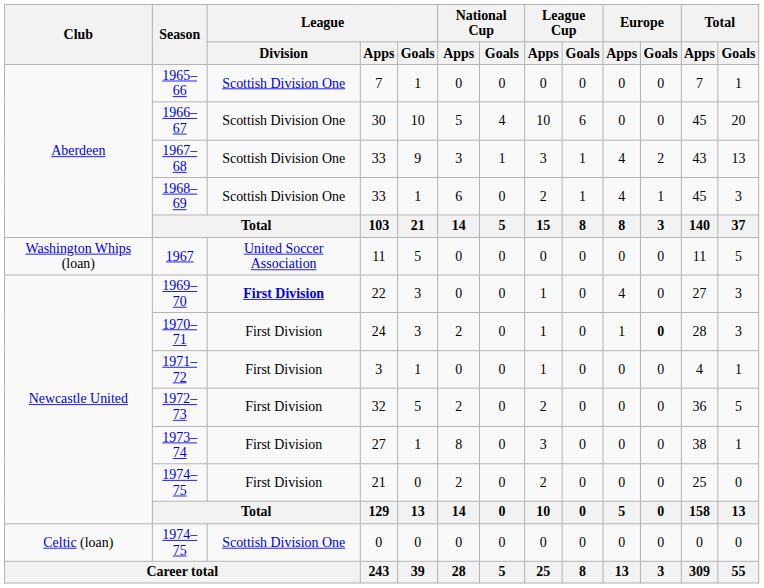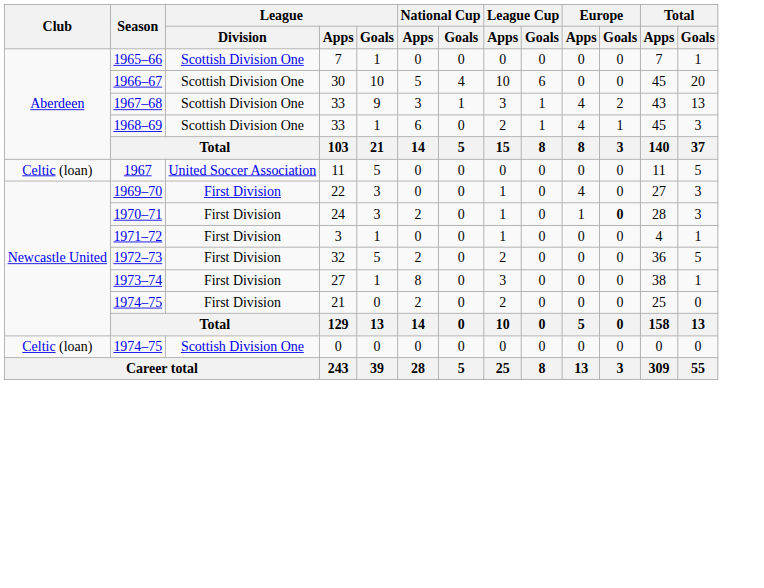(78, 256) Washington Whips (loan) -> (57, 170) Celtic (loan)
(284, 293) bold -> (242, 192) normal
